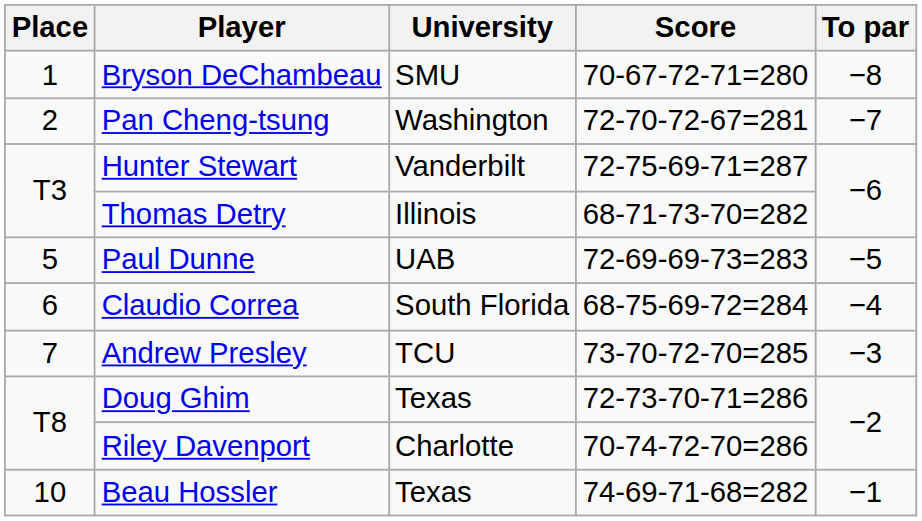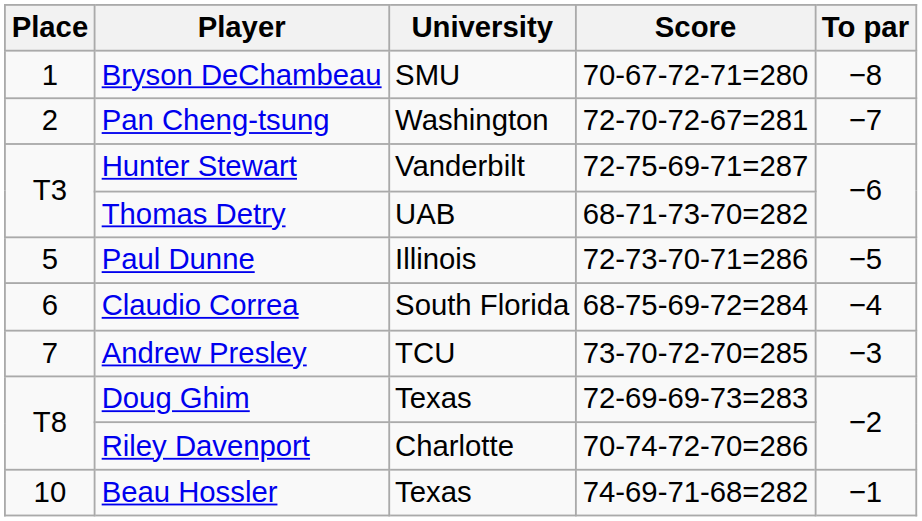(436, 213) Illinois -> (425, 213) UAB
(425, 259) UAB -> (436, 259) Illinois
(696, 259) 72-69-69-73=283 -> (696, 259) 72-73-70-71=286
(696, 399) 72-73-70-71=286 -> (696, 399) 72-69-69-73=283
